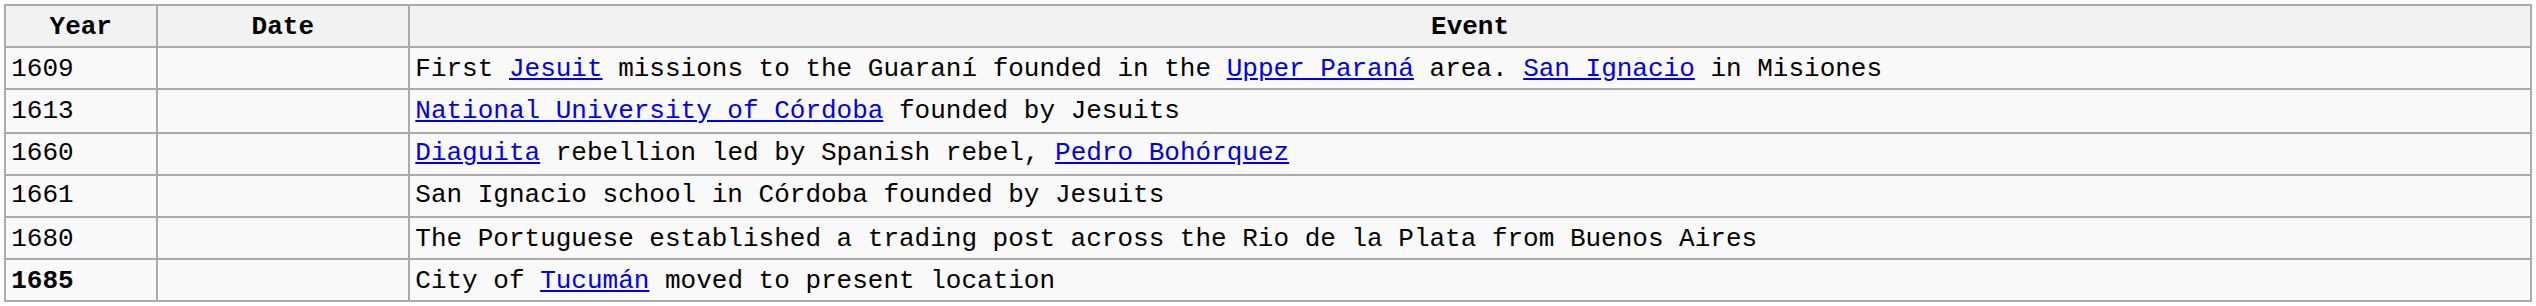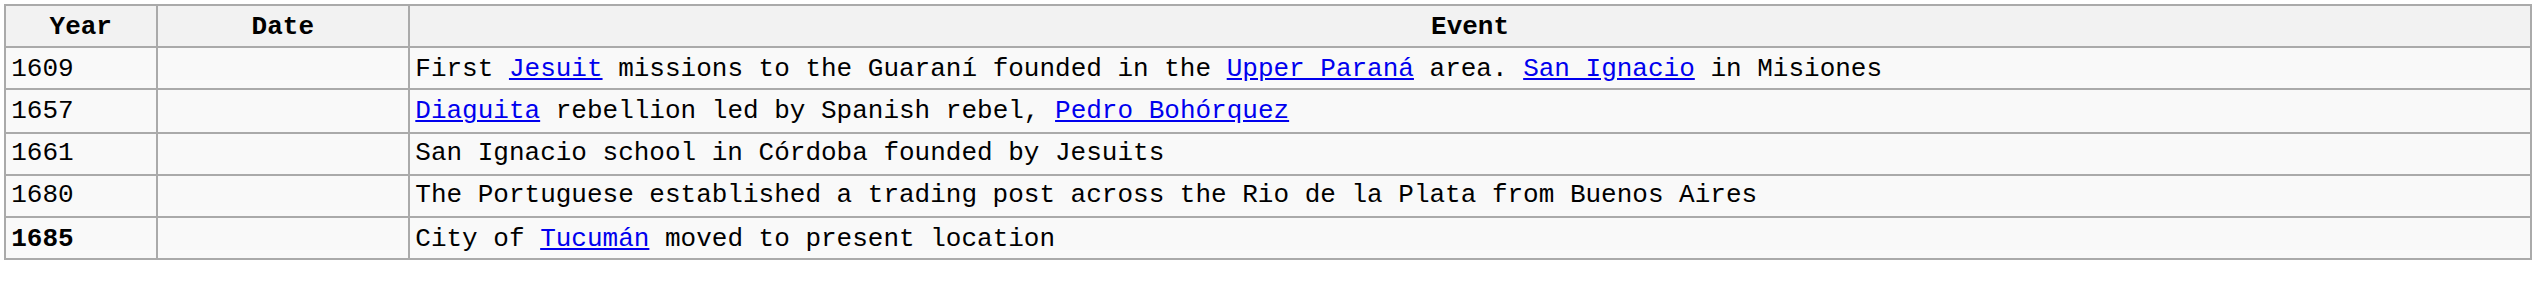- row: (798, 111)
(42, 153) 1660 -> (42, 111) 1657
